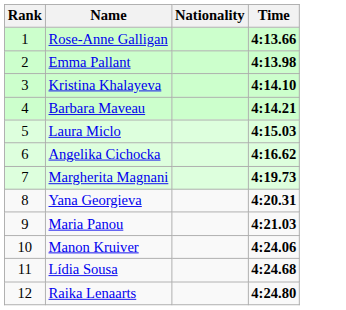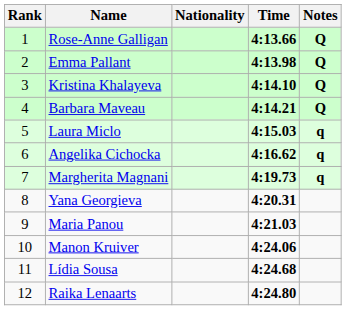+ column: (320, 16)
